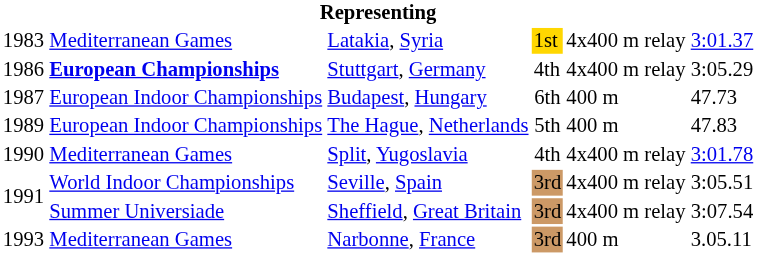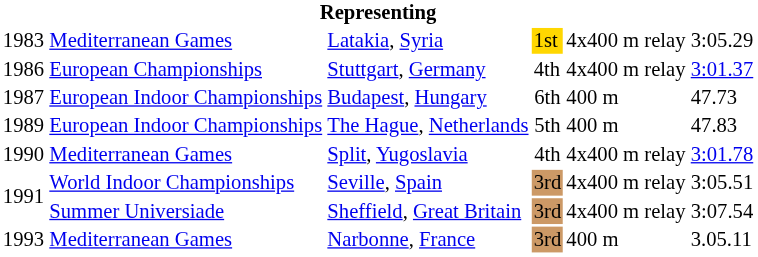(722, 40) 3:01.37 -> (722, 40) 3:05.29
(164, 69) bold -> (156, 69) normal
(722, 69) 3:05.29 -> (722, 69) 3:01.37
